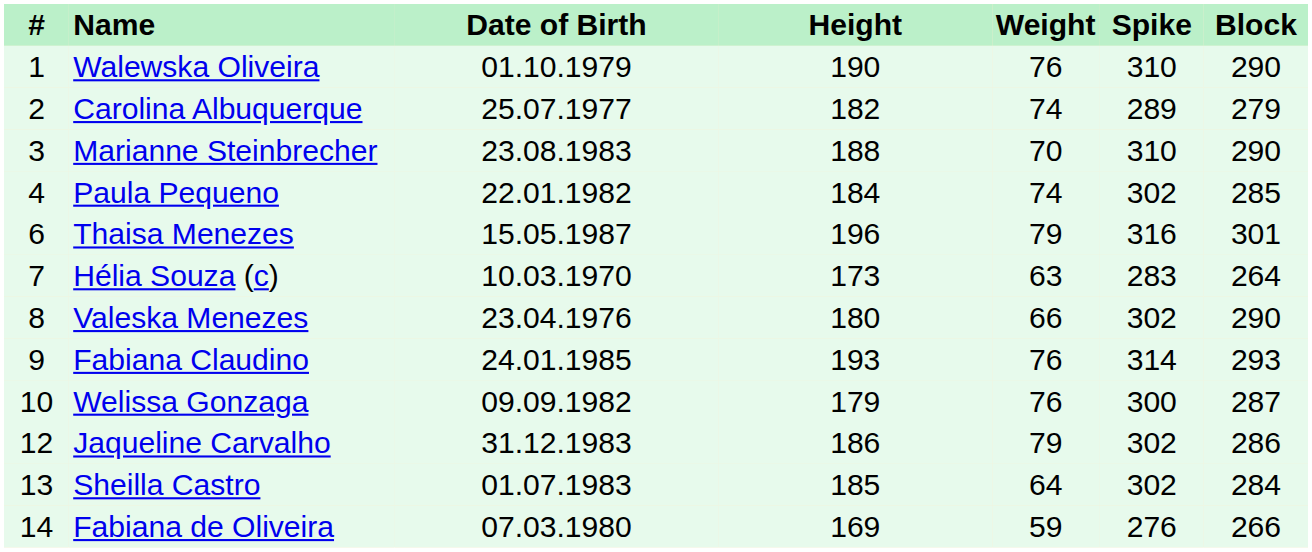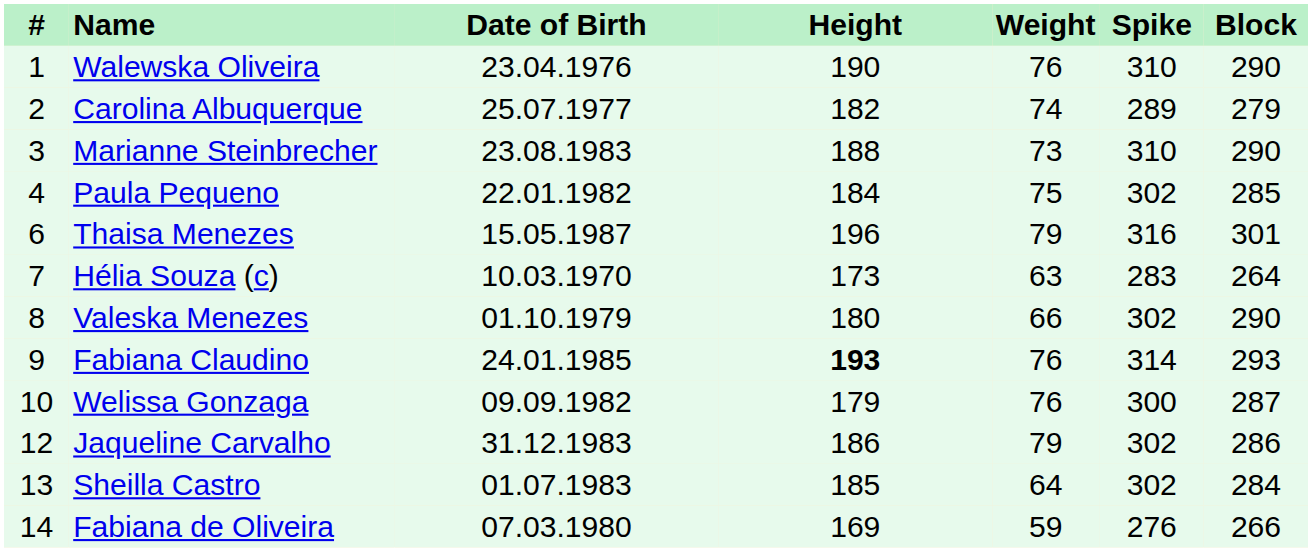(556, 67) 01.10.1979 -> (556, 67) 23.04.1976
(1046, 150) 70 -> (1046, 150) 73
(1046, 192) 74 -> (1046, 192) 75
(556, 318) 23.04.1976 -> (556, 318) 01.10.1979
(855, 359) normal -> (855, 359) bold
